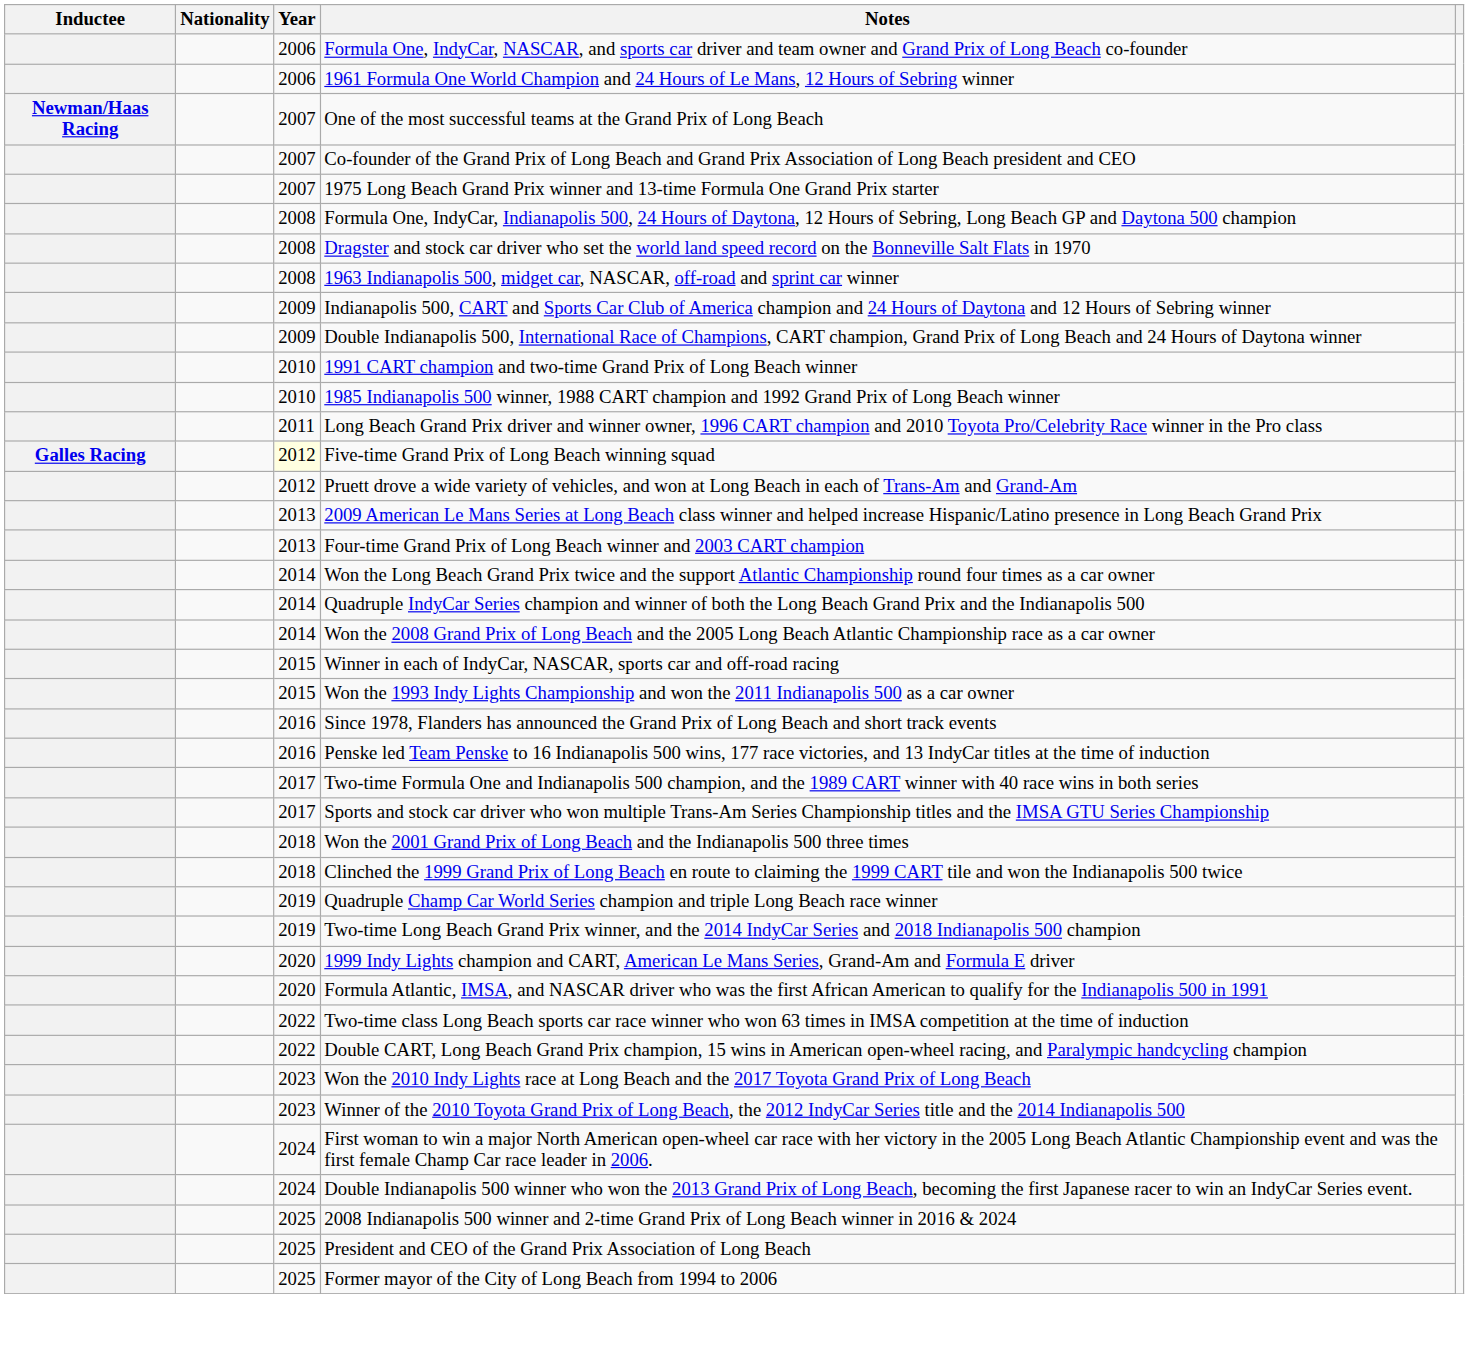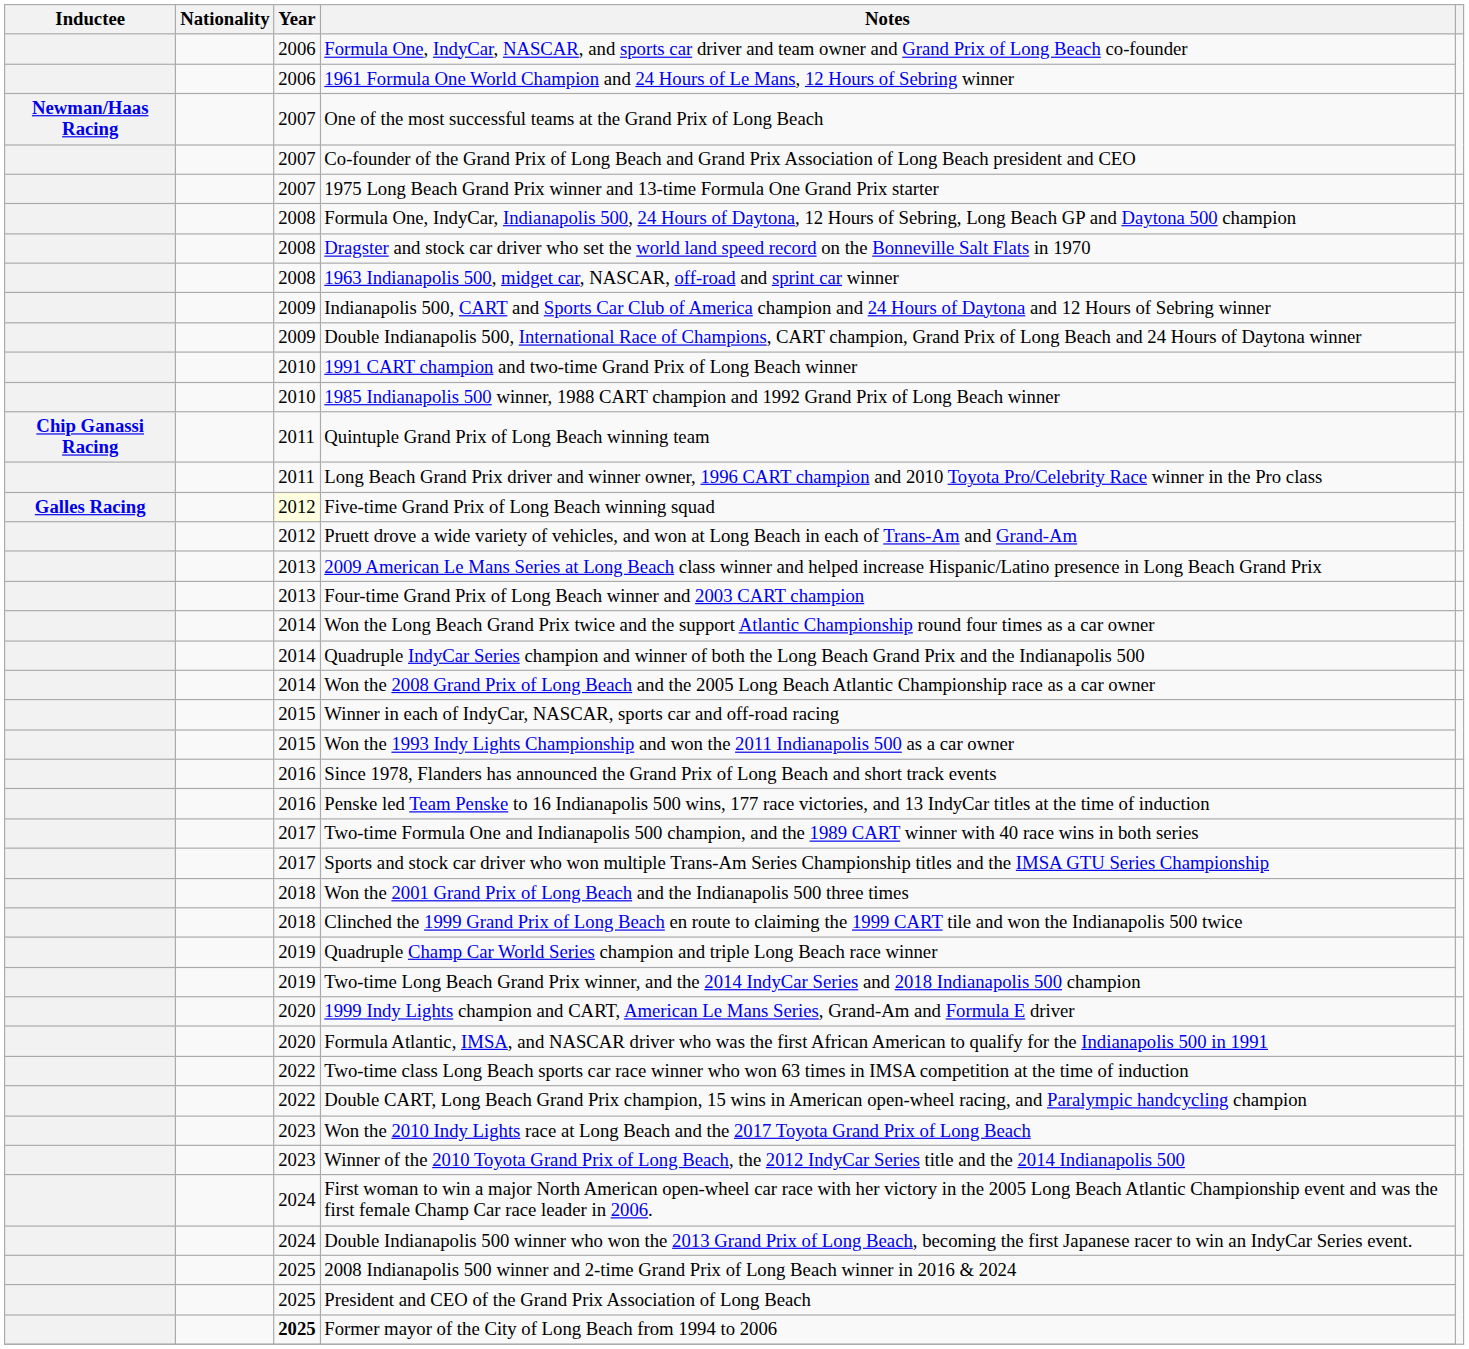+ row: (517, 436)
(297, 1278) normal -> (297, 1329) bold
